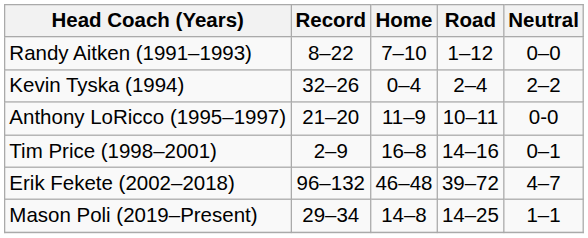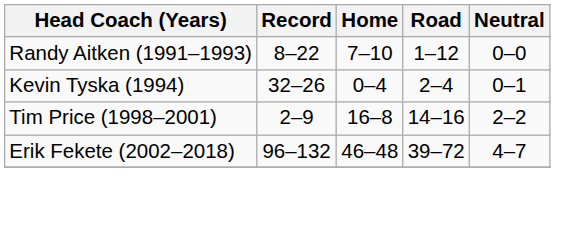(544, 85) 2–2 -> (509, 85) 0–1
- row: (148, 118)
(544, 150) 0–1 -> (509, 118) 2–2
- row: (133, 215)
